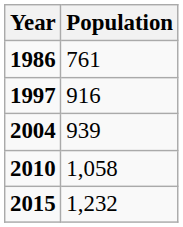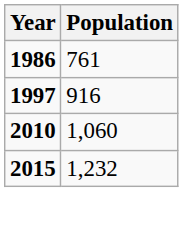- row: (33, 131)
(92, 167) 1,058 -> (92, 131) 1,060
